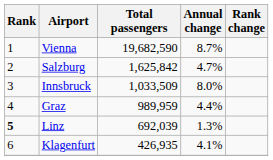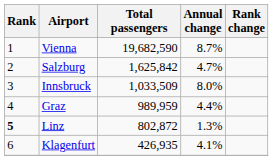(158, 125) 692,039 -> (158, 125) 802,872
